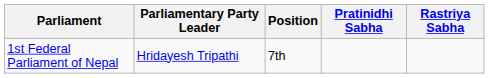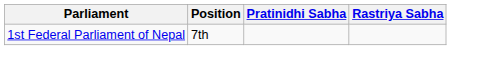- column: (200, 21)
